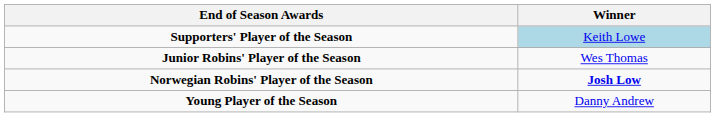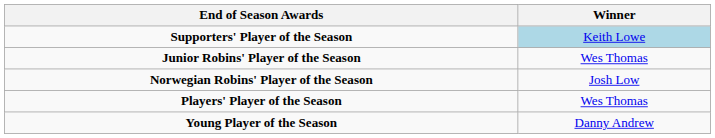(614, 80) bold -> (614, 80) normal
+ row: (261, 101)
